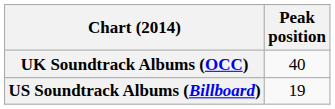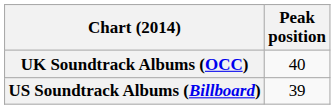(297, 90) 19 -> (297, 90) 39
